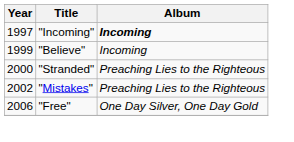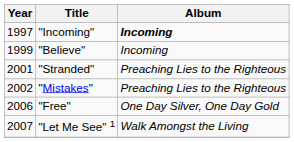(20, 69) 2000 -> (20, 69) 2001
+ row: (77, 126)
